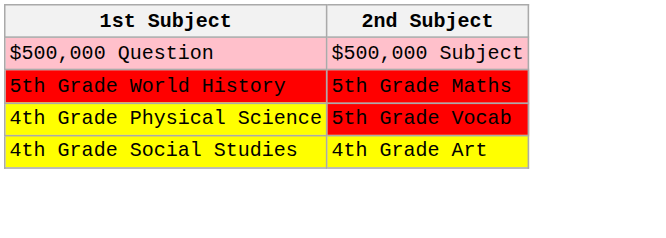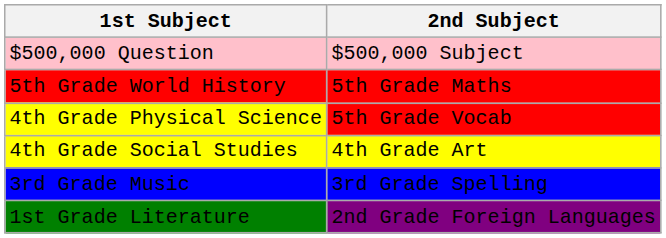+ row: (100, 184)
+ row: (130, 217)
